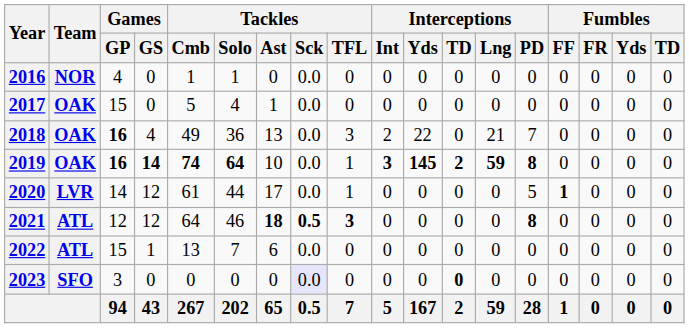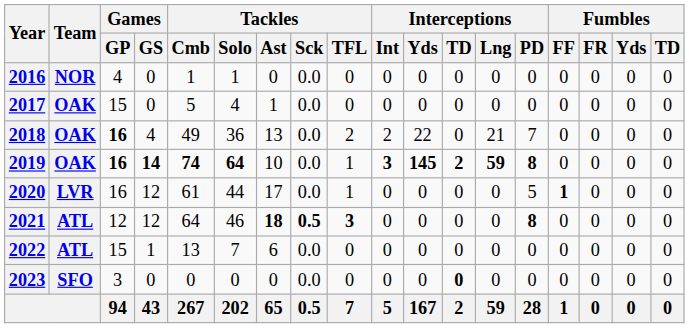(350, 134) 3 -> (350, 134) 2
(118, 192) 14 -> (118, 192) 16
(309, 279) lavender background -> (309, 279) no background
